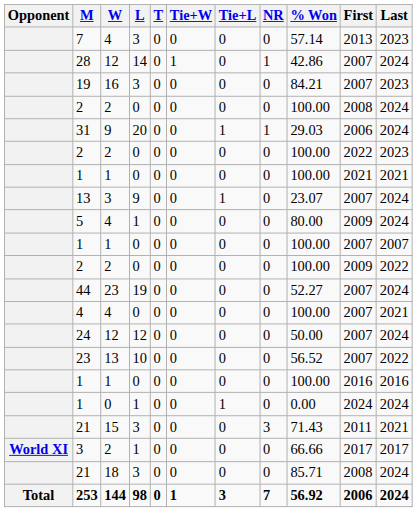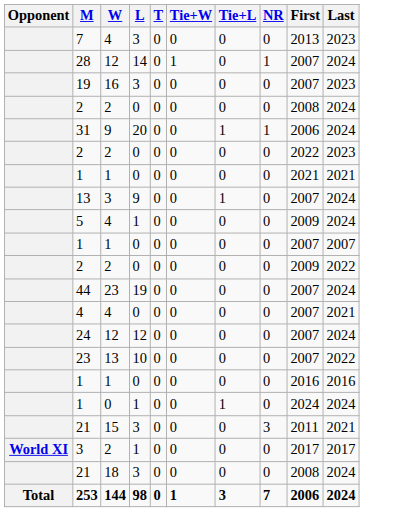- column: (314, 15)
